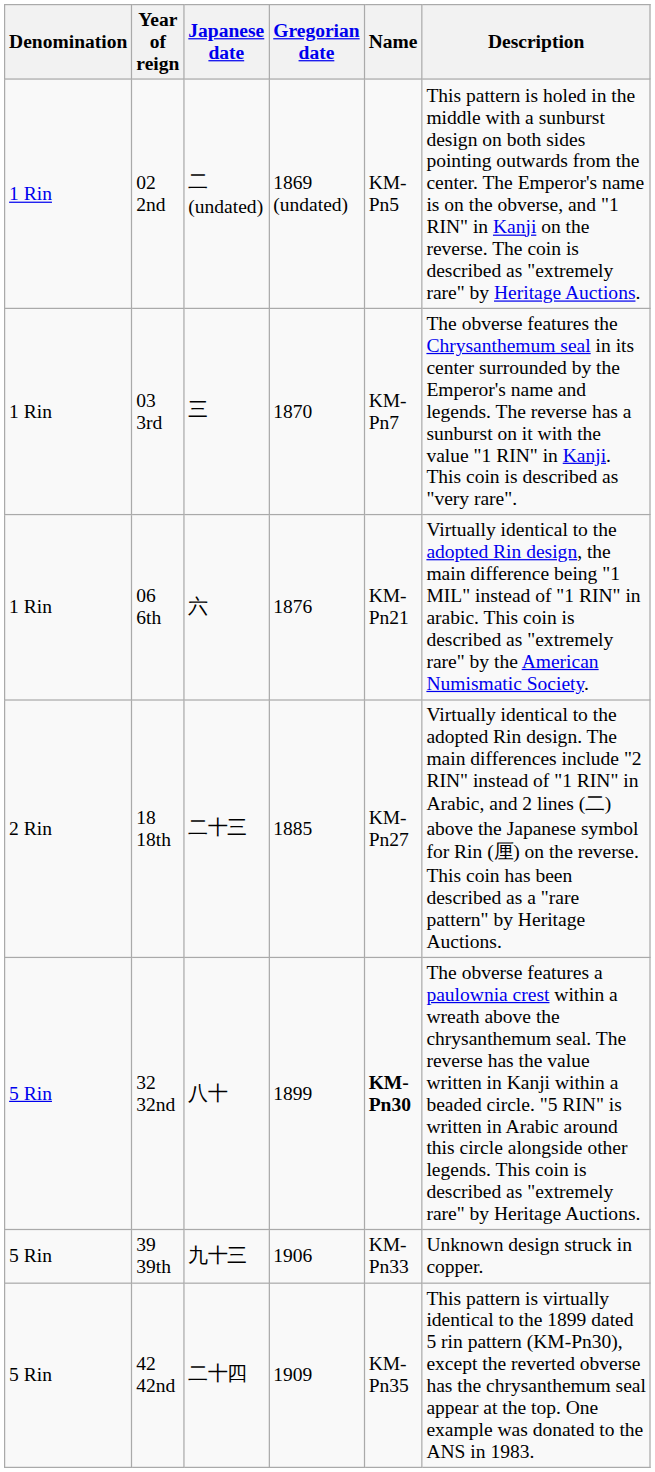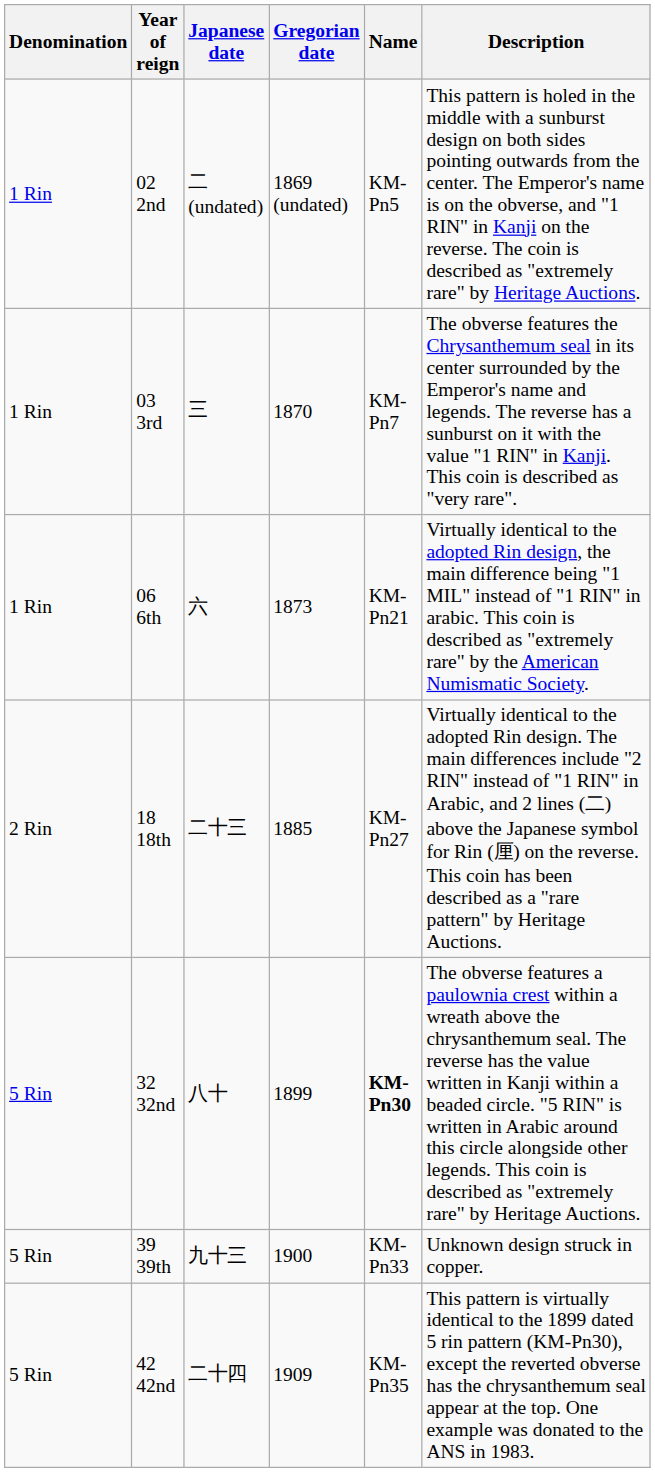(293, 606) 1876 -> (293, 606) 1873
(293, 1256) 1906 -> (293, 1256) 1900
